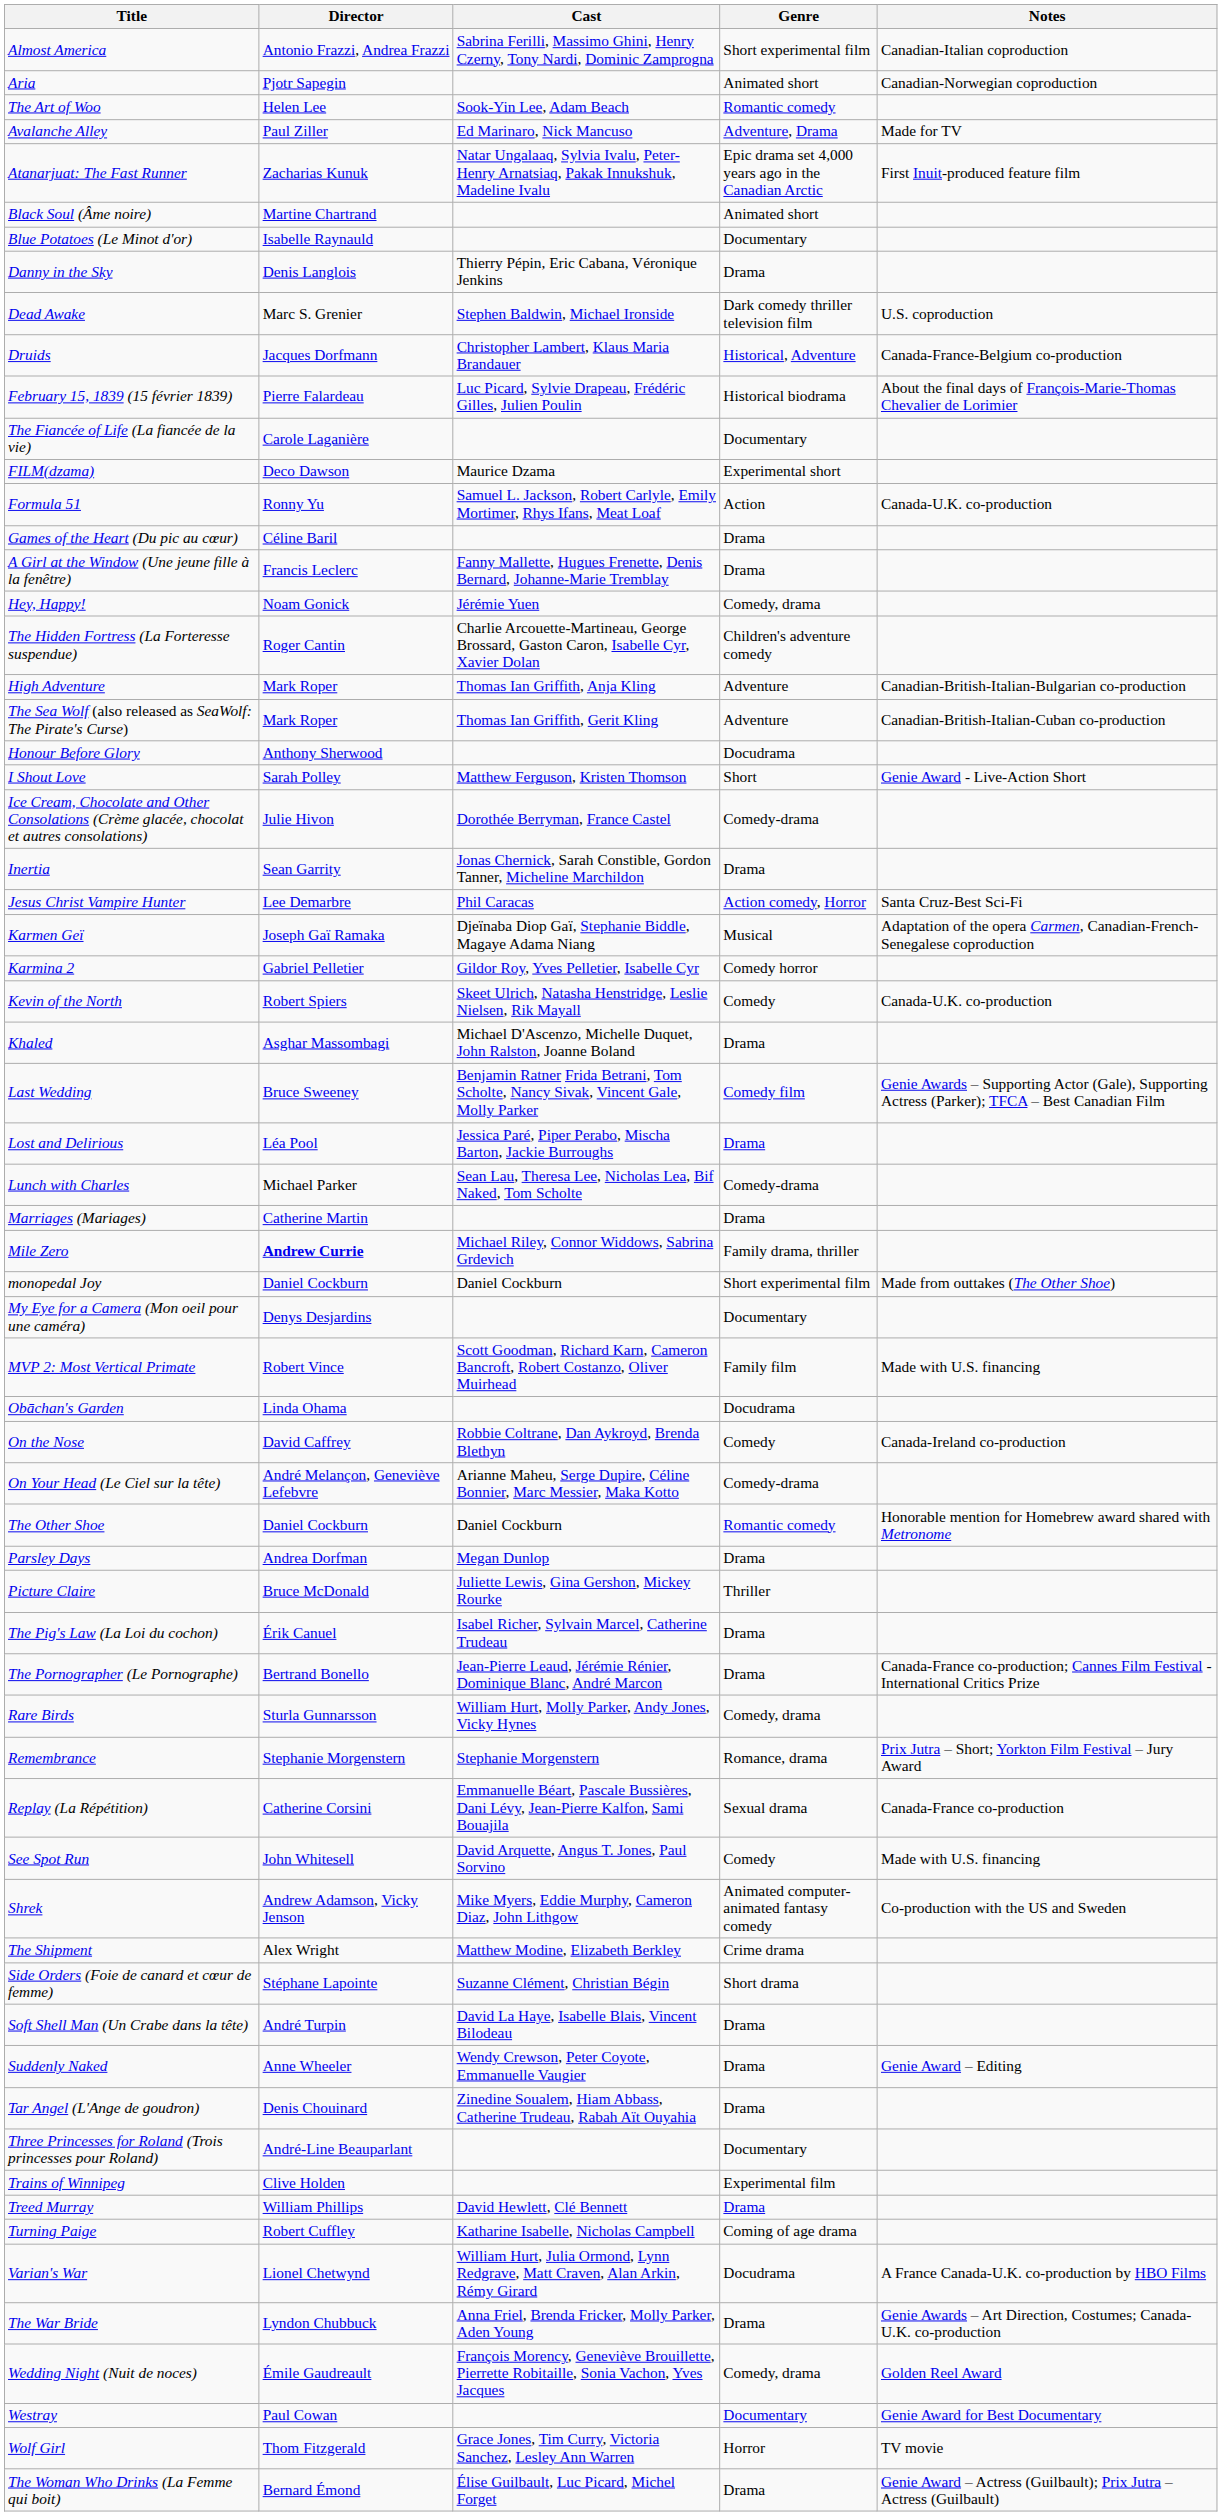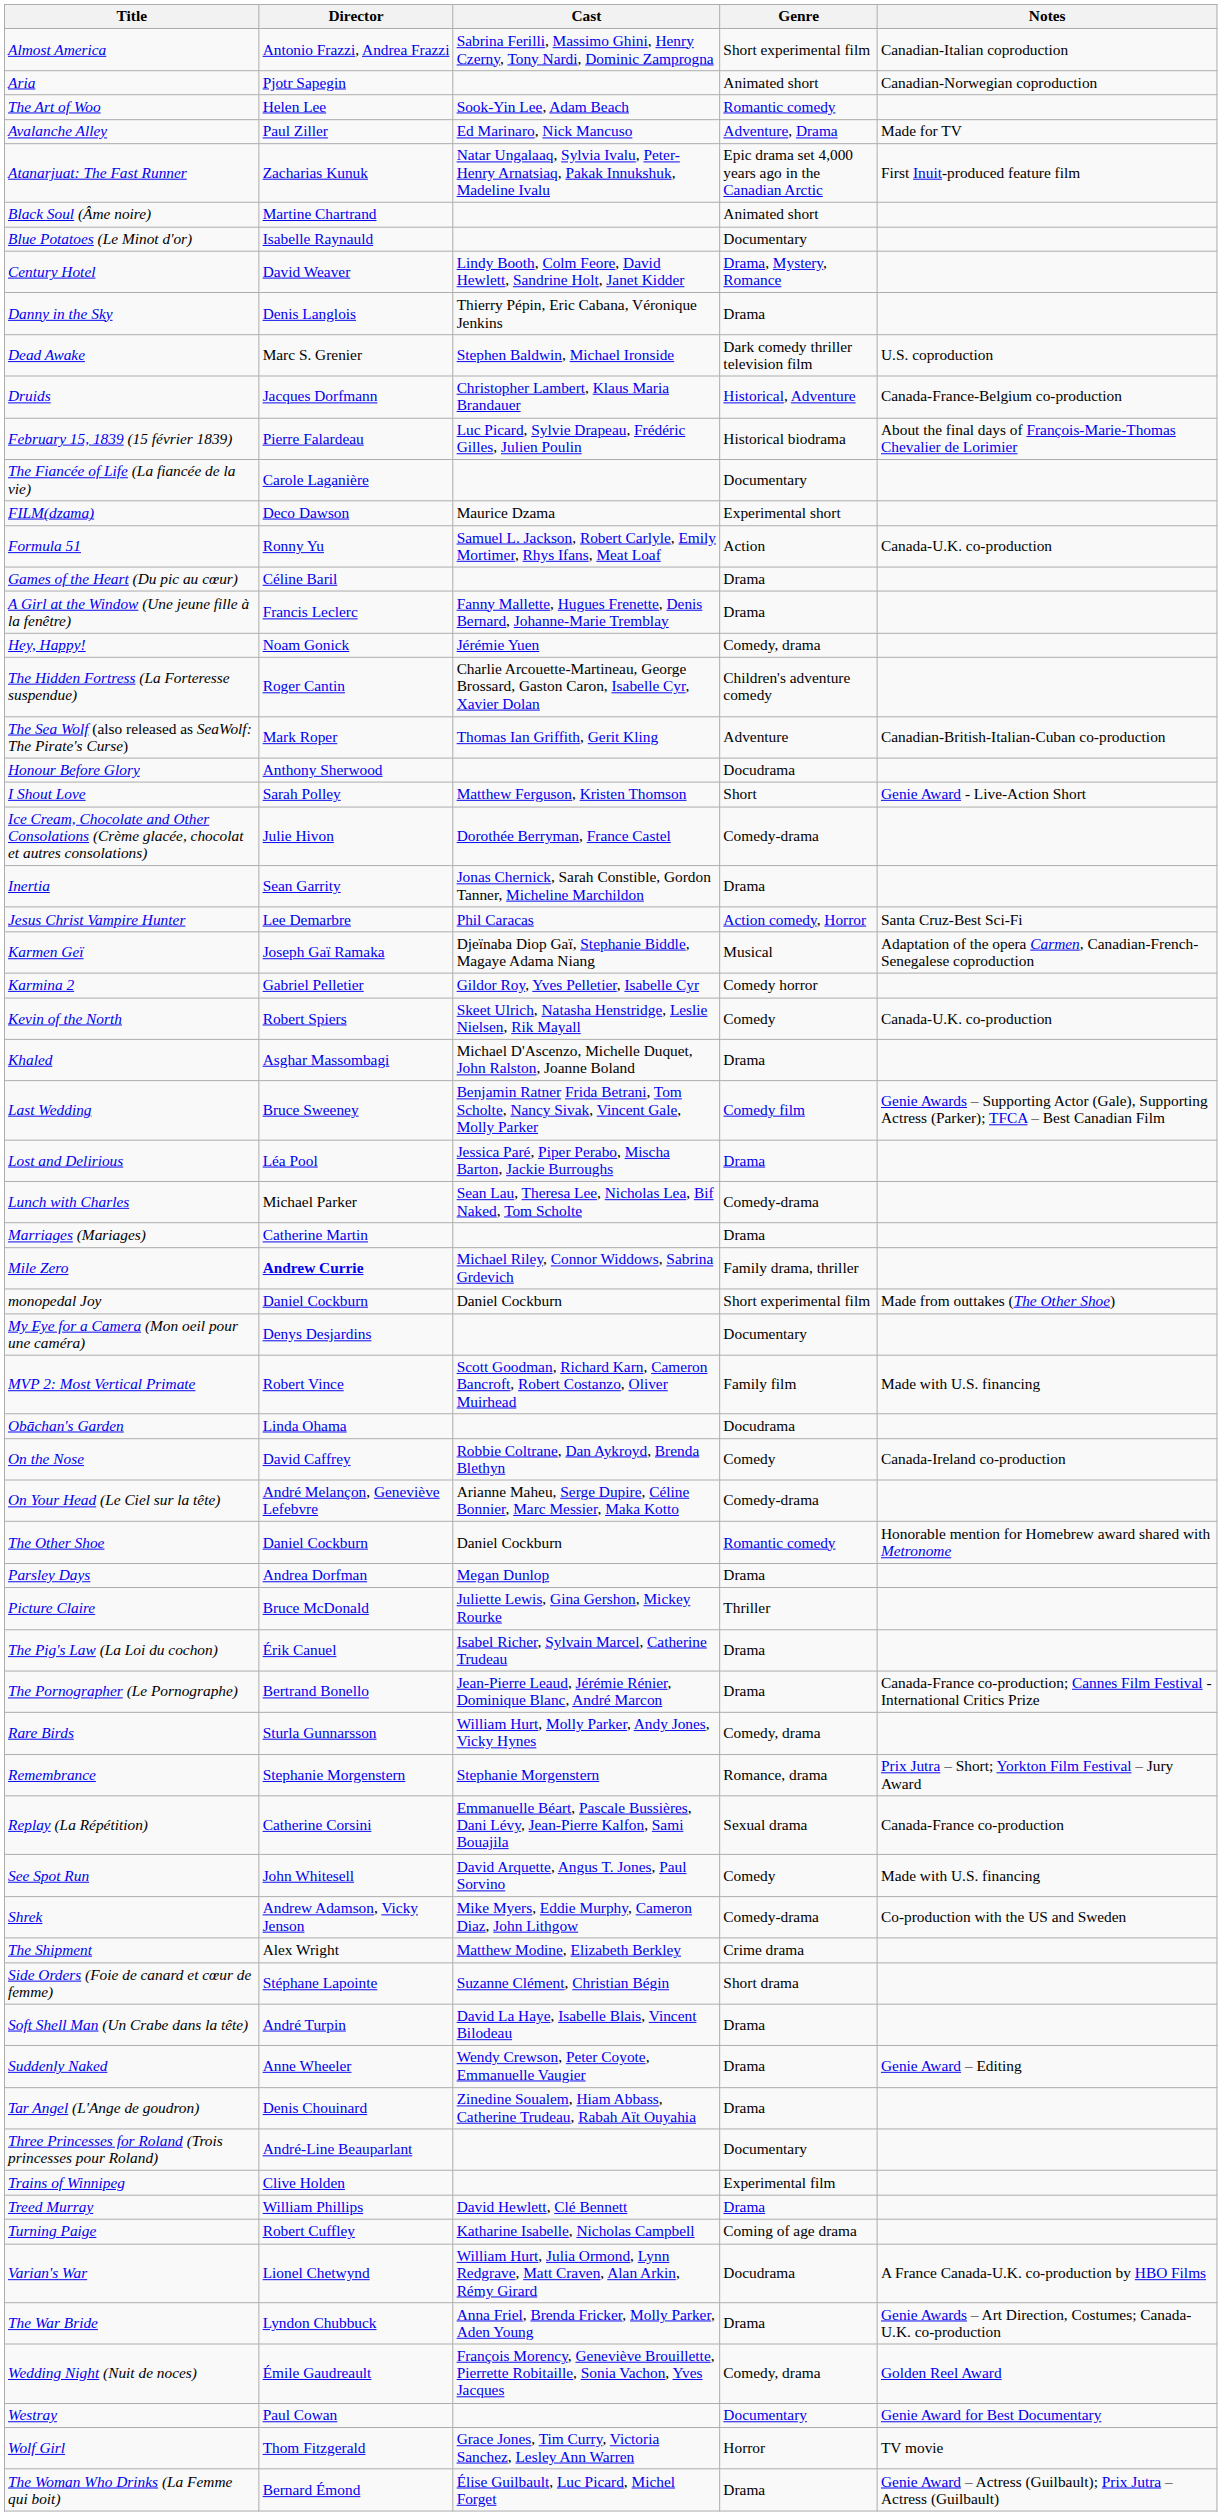+ row: (52, 272)
- row: (56, 686)
(787, 1908) Animated computer-animated fantasy comedy -> (771, 1917) Comedy-drama
